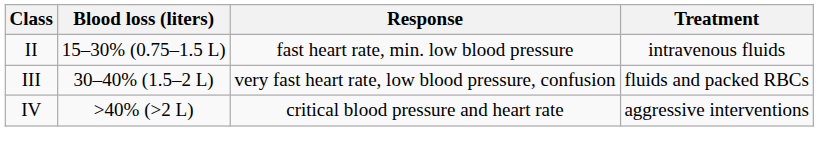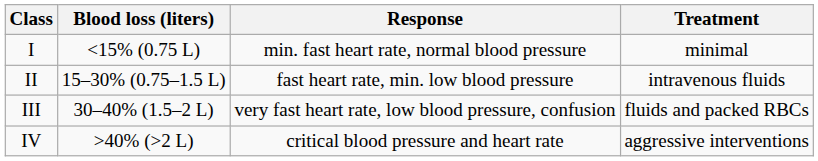+ row: (31, 49)
